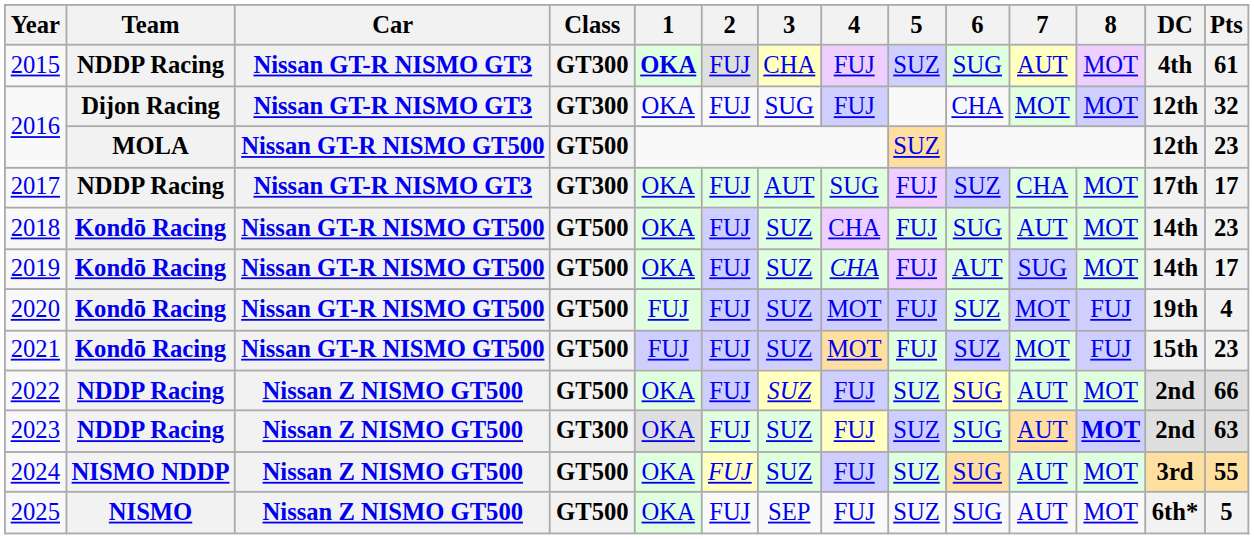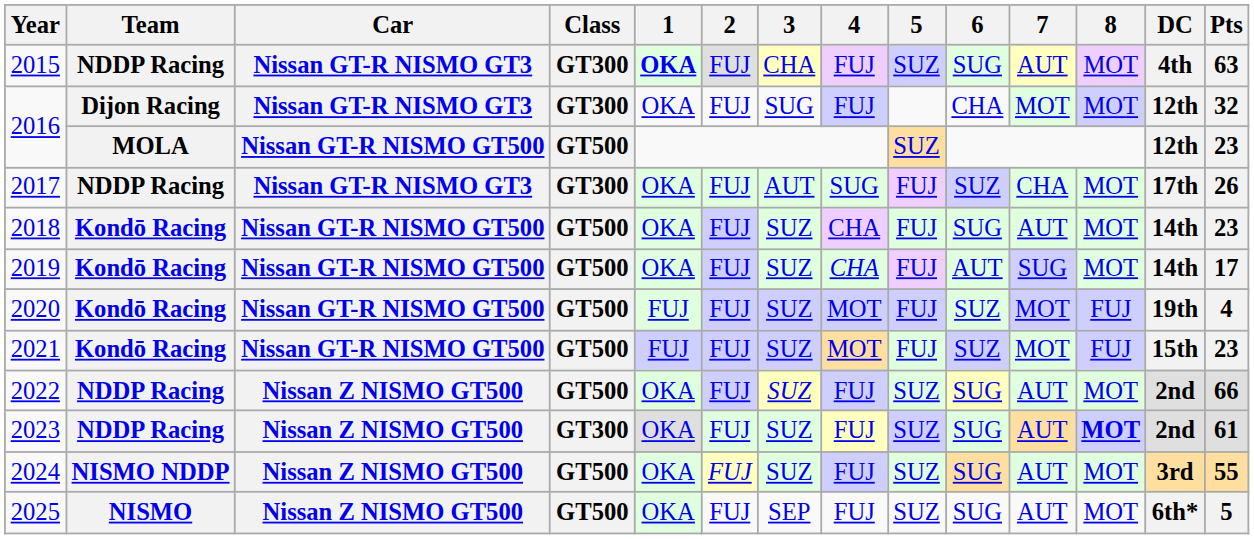(1226, 65) 61 -> (1226, 65) 63
(1226, 186) 17 -> (1226, 186) 26
(1226, 430) 63 -> (1226, 430) 61
